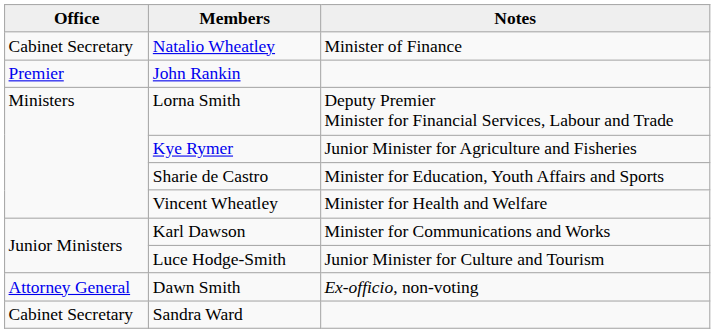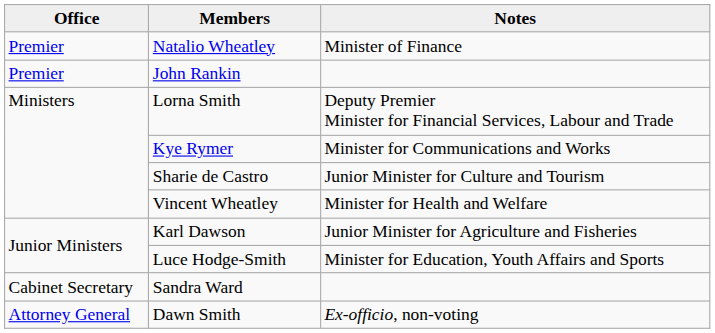(71, 45) Cabinet Secretary -> (36, 45) Premier
(481, 148) Junior Minister for Agriculture and Fisheries -> (467, 148) Minister for Communications and Works
(494, 176) Minister for Education, Youth Affairs and Sports -> (464, 176) Junior Minister for Culture and Tourism
(467, 231) Minister for Communications and Works -> (481, 231) Junior Minister for Agriculture and Fisheries
(464, 259) Junior Minister for Culture and Tourism -> (494, 259) Minister for Education, Youth Affairs and Sports
rows swapped: (197, 286) <-> (198, 314)
